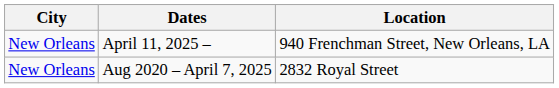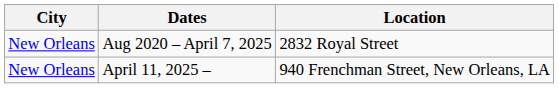rows swapped: (187, 69) <-> (157, 43)
